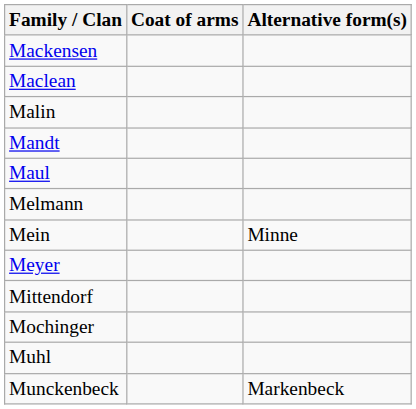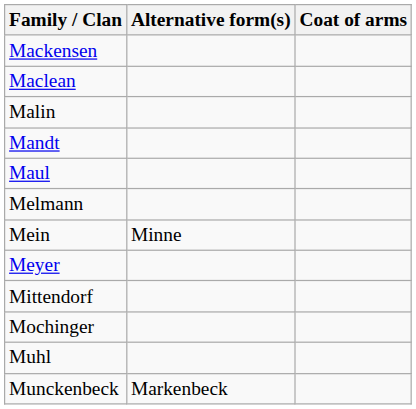columns swapped: (327, 19) <-> (185, 19)
